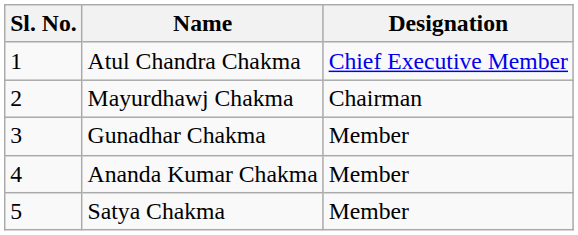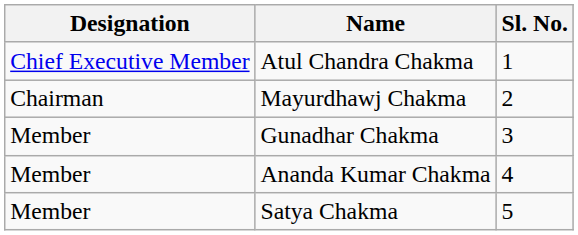columns swapped: (43, 23) <-> (448, 23)
